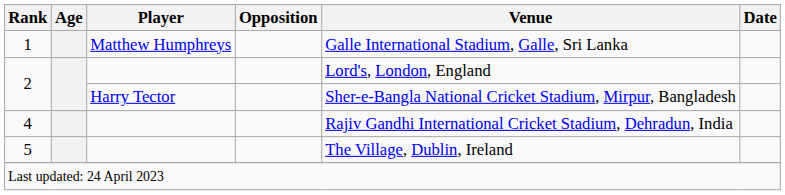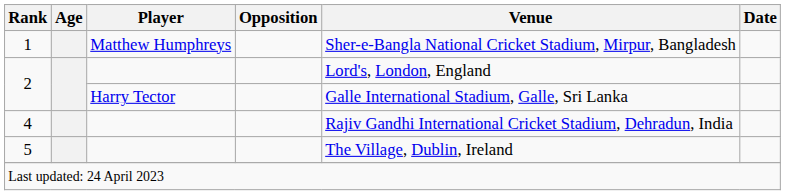(477, 44) Galle International Stadium, Galle, Sri Lanka -> (531, 44) Sher-e-Bangla National Cricket Stadium, Mirpur, Bangladesh
(531, 96) Sher-e-Bangla National Cricket Stadium, Mirpur, Bangladesh -> (477, 96) Galle International Stadium, Galle, Sri Lanka
